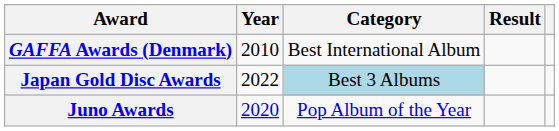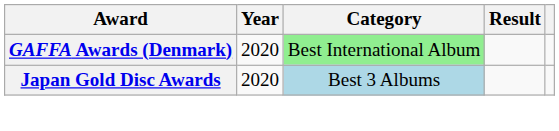(260, 49) 2010 -> (260, 49) 2020
(384, 49) no background -> (384, 49) lightgreen background
(260, 79) 2022 -> (260, 79) 2020
- row: (121, 110)
